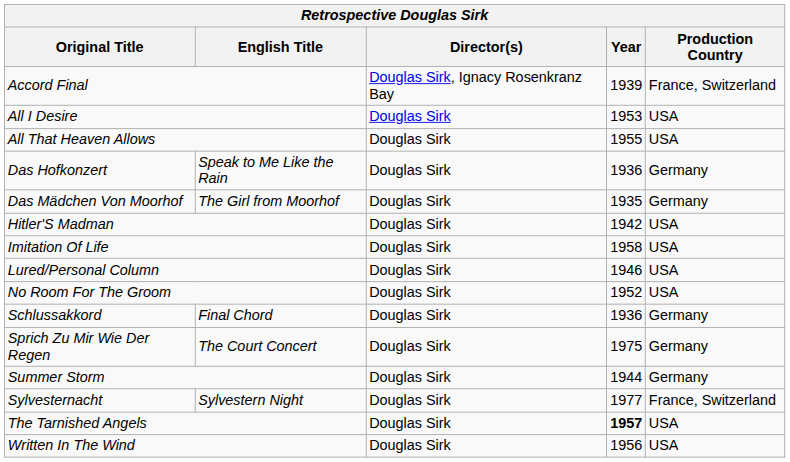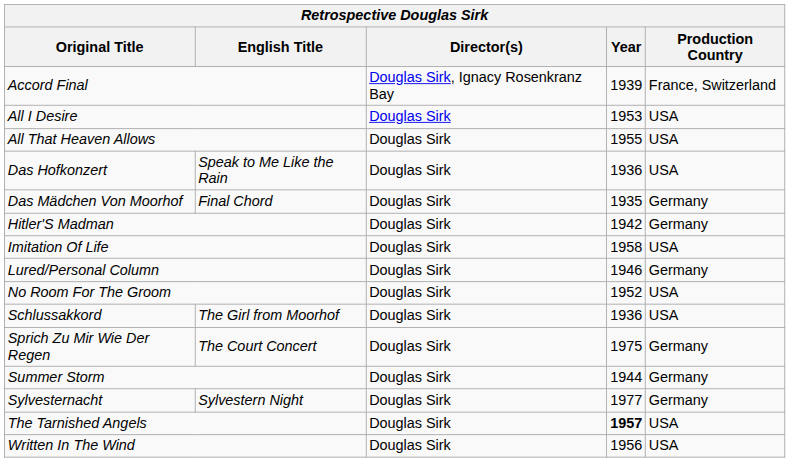(678, 170) Germany -> (664, 170) USA
(269, 201) The Girl from Moorhof -> (235, 201) Final Chord
(664, 224) USA -> (678, 224) Germany
(664, 270) USA -> (678, 270) Germany
(235, 315) Final Chord -> (269, 315) The Girl from Moorhof
(678, 315) Germany -> (664, 315) USA
(712, 400) France, Switzerland -> (678, 400) Germany
